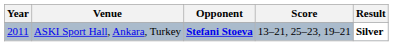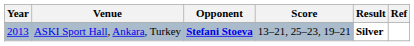+ column: (399, 13)
(18, 31) 2011 -> (18, 31) 2013
